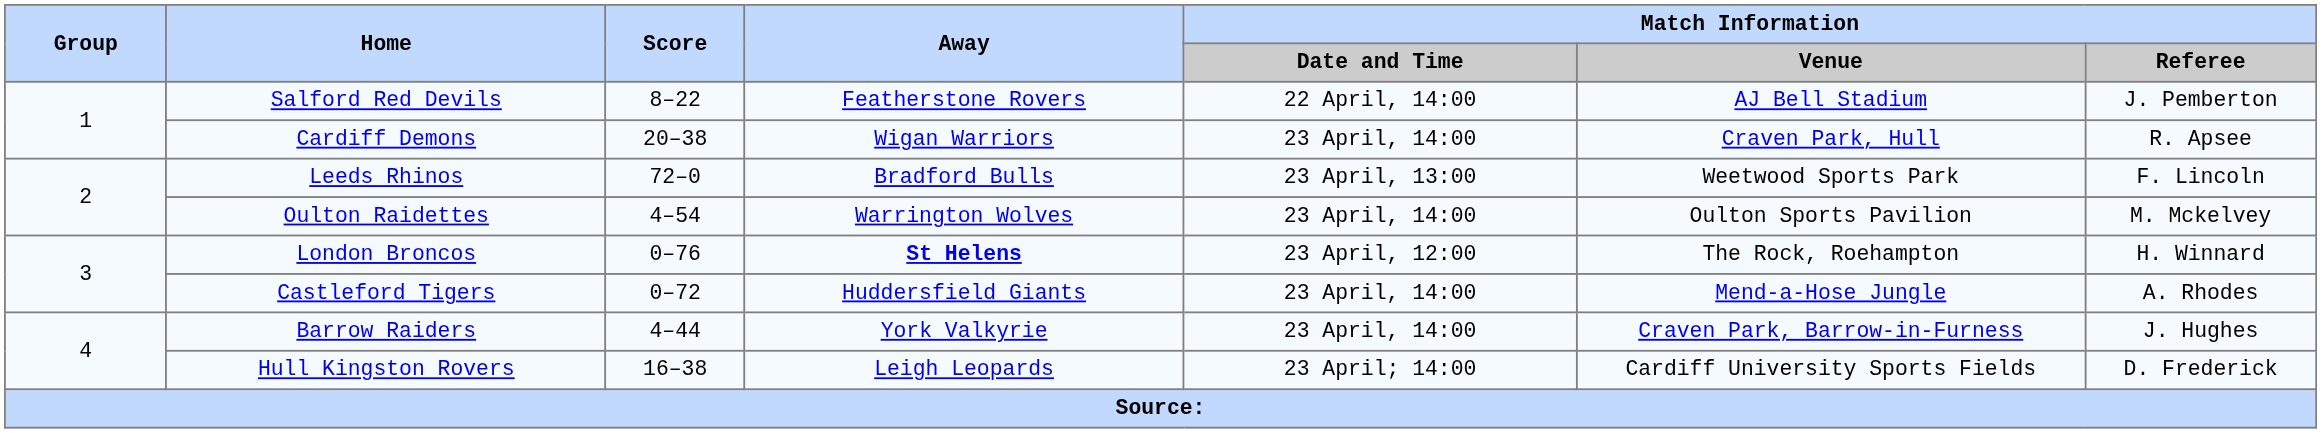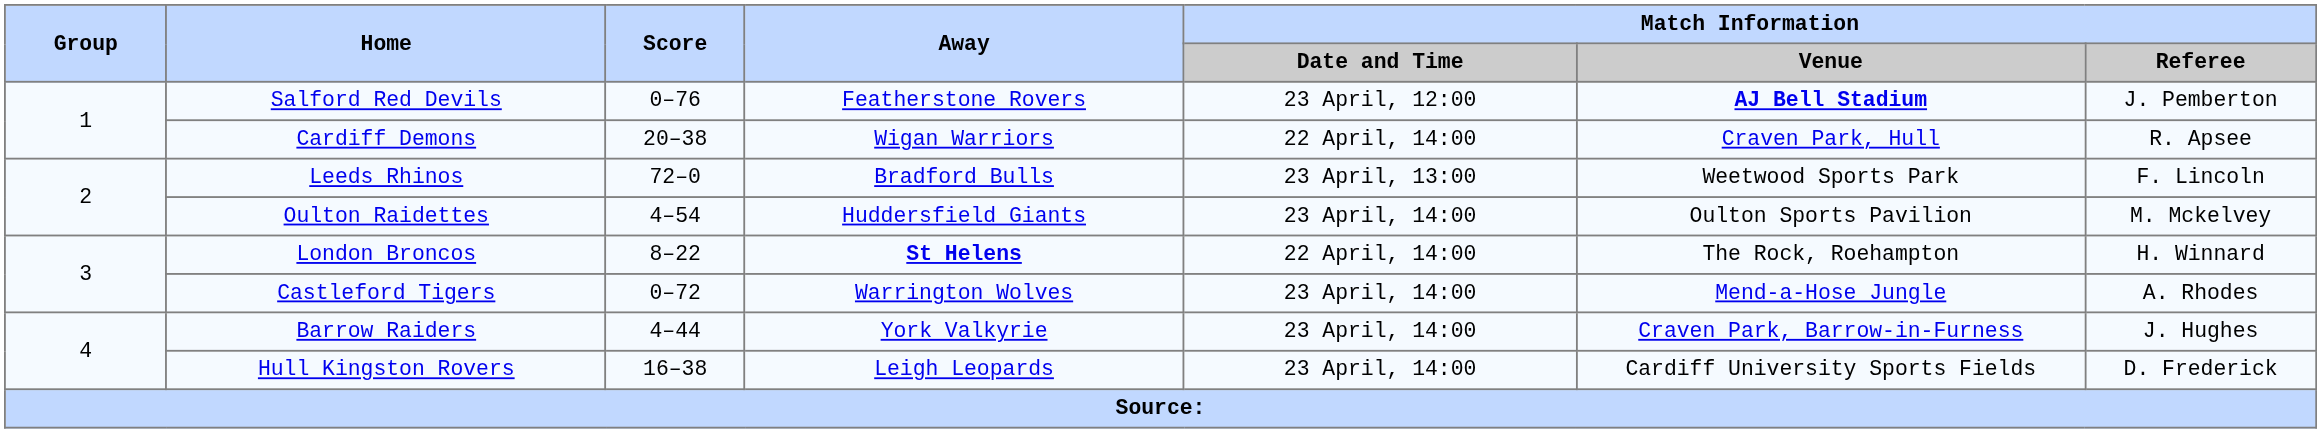(675, 101) 8–22 -> (675, 101) 0–76
(1380, 101) 22 April, 14:00 -> (1380, 101) 23 April, 12:00
(1831, 101) normal -> (1831, 101) bold
(1380, 139) 23 April, 14:00 -> (1380, 139) 22 April, 14:00
(964, 216) Warrington Wolves -> (964, 216) Huddersfield Giants
(675, 255) 0–76 -> (675, 255) 8–22
(1380, 255) 23 April, 12:00 -> (1380, 255) 22 April, 14:00
(964, 293) Huddersfield Giants -> (964, 293) Warrington Wolves
(1380, 370) 23 April; 14:00 -> (1380, 370) 23 April, 14:00
